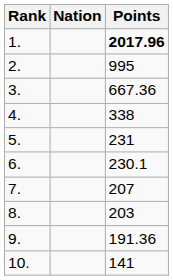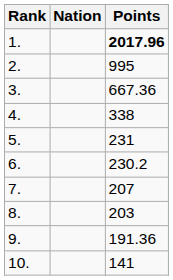(128, 164) 230.1 -> (128, 164) 230.2
